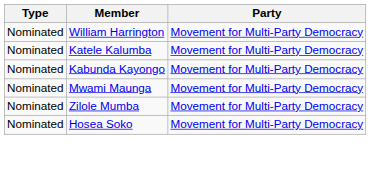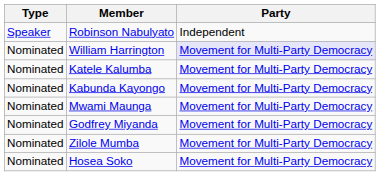+ row: (122, 32)
(267, 32) no background -> (276, 50) lavender background
+ row: (113, 124)
